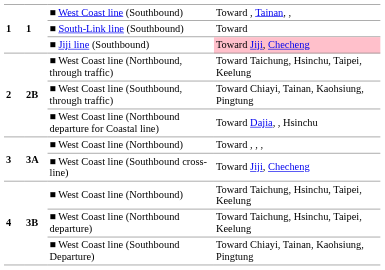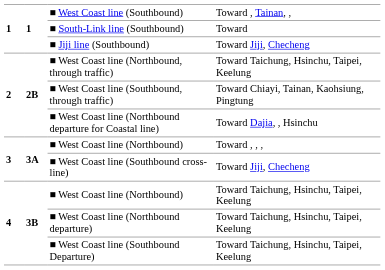(263, 45) pink background -> (263, 45) no background
(290, 251) Toward Chiayi, Tainan, Kaohsiung, Pingtung -> (289, 251) Toward Taichung, Hsinchu, Taipei, Keelung
